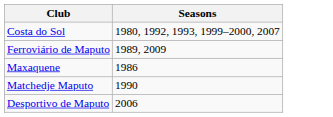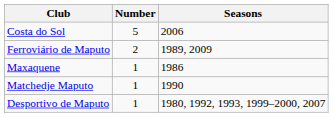+ column: (135, 13)
(197, 31) 1980, 1992, 1993, 1999–2000, 2007 -> (172, 31) 2006
(126, 103) 2006 -> (243, 103) 1980, 1992, 1993, 1999–2000, 2007
